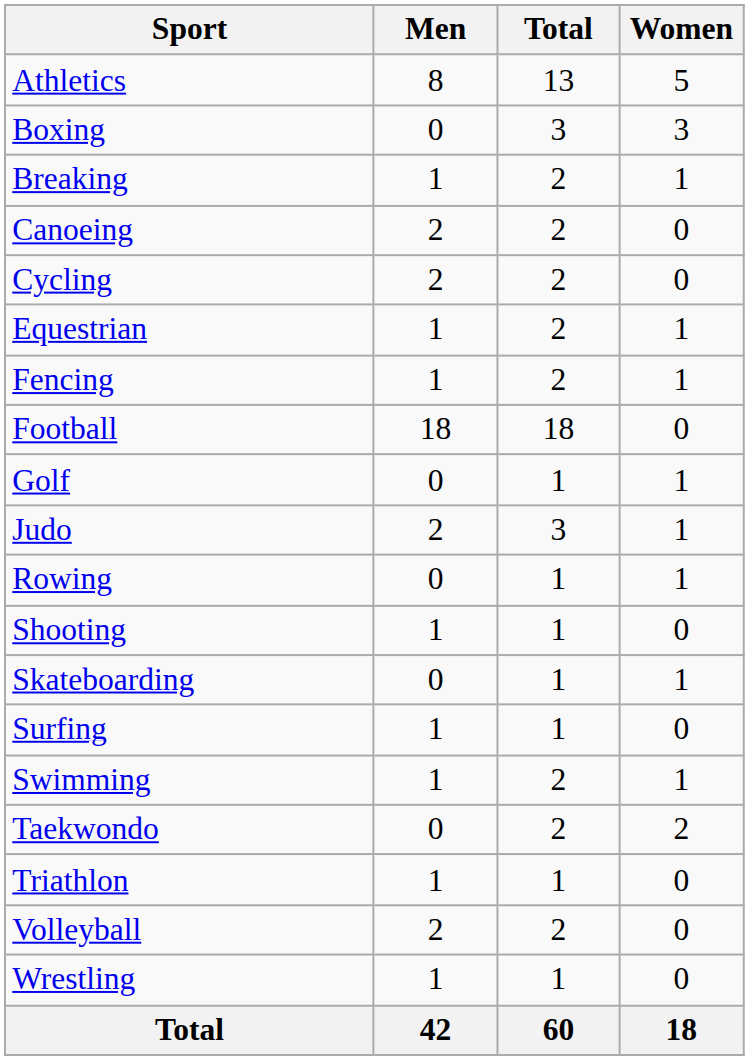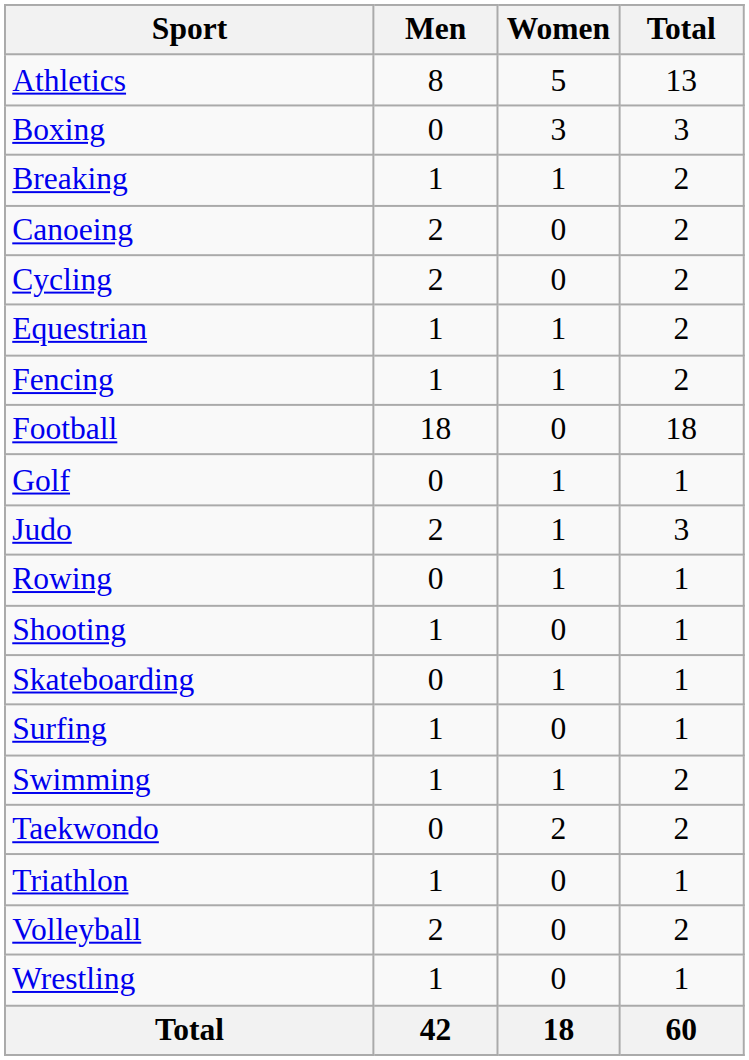columns swapped: (681, 29) <-> (558, 29)
